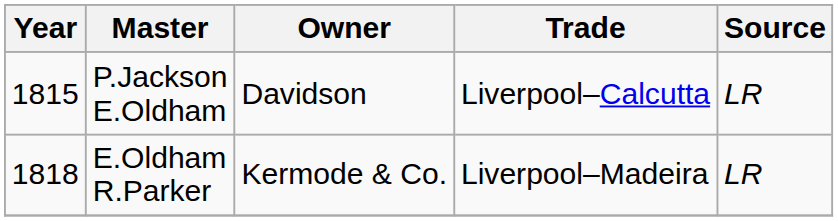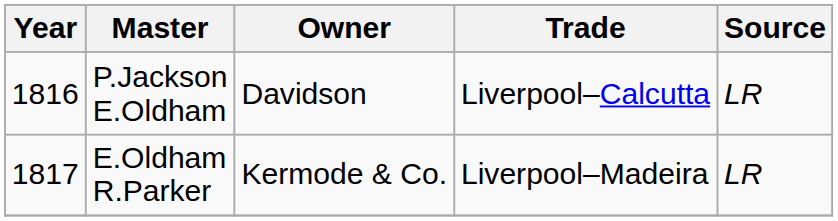(45, 92) 1815 -> (45, 92) 1816
(45, 174) 1818 -> (45, 174) 1817
